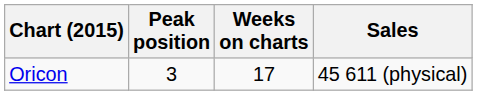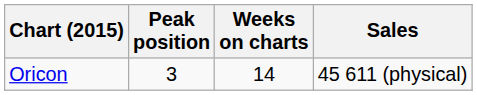(264, 74) 17 -> (264, 74) 14
